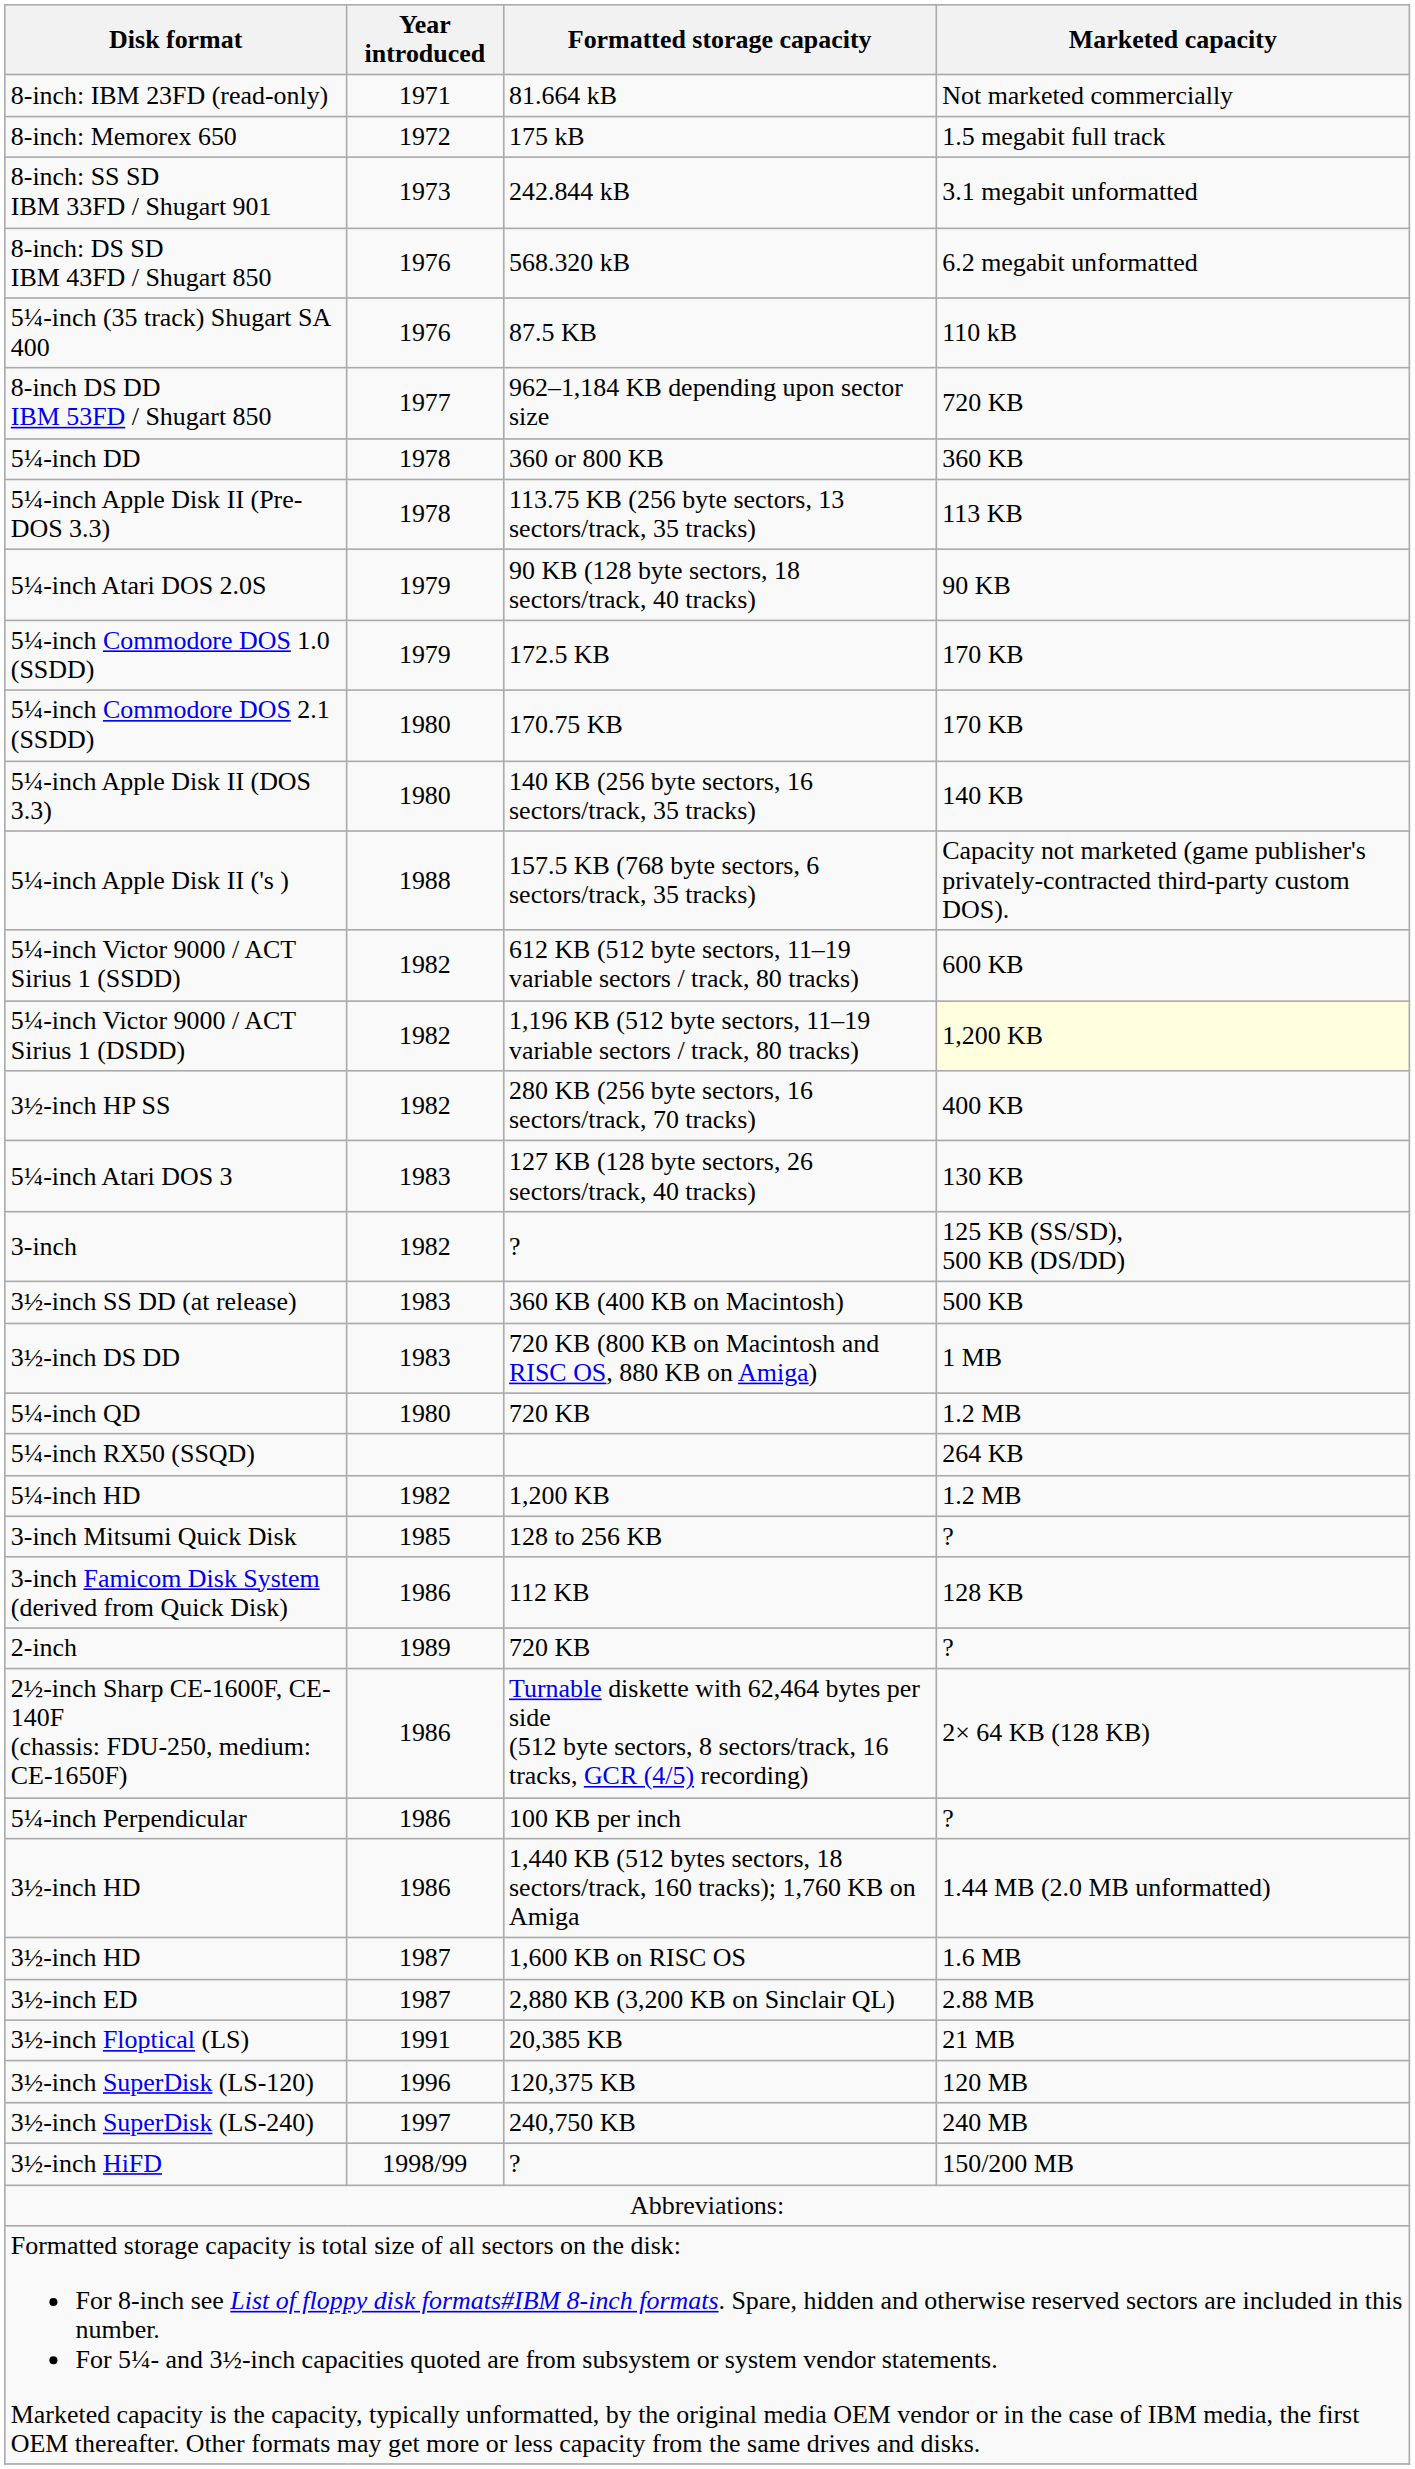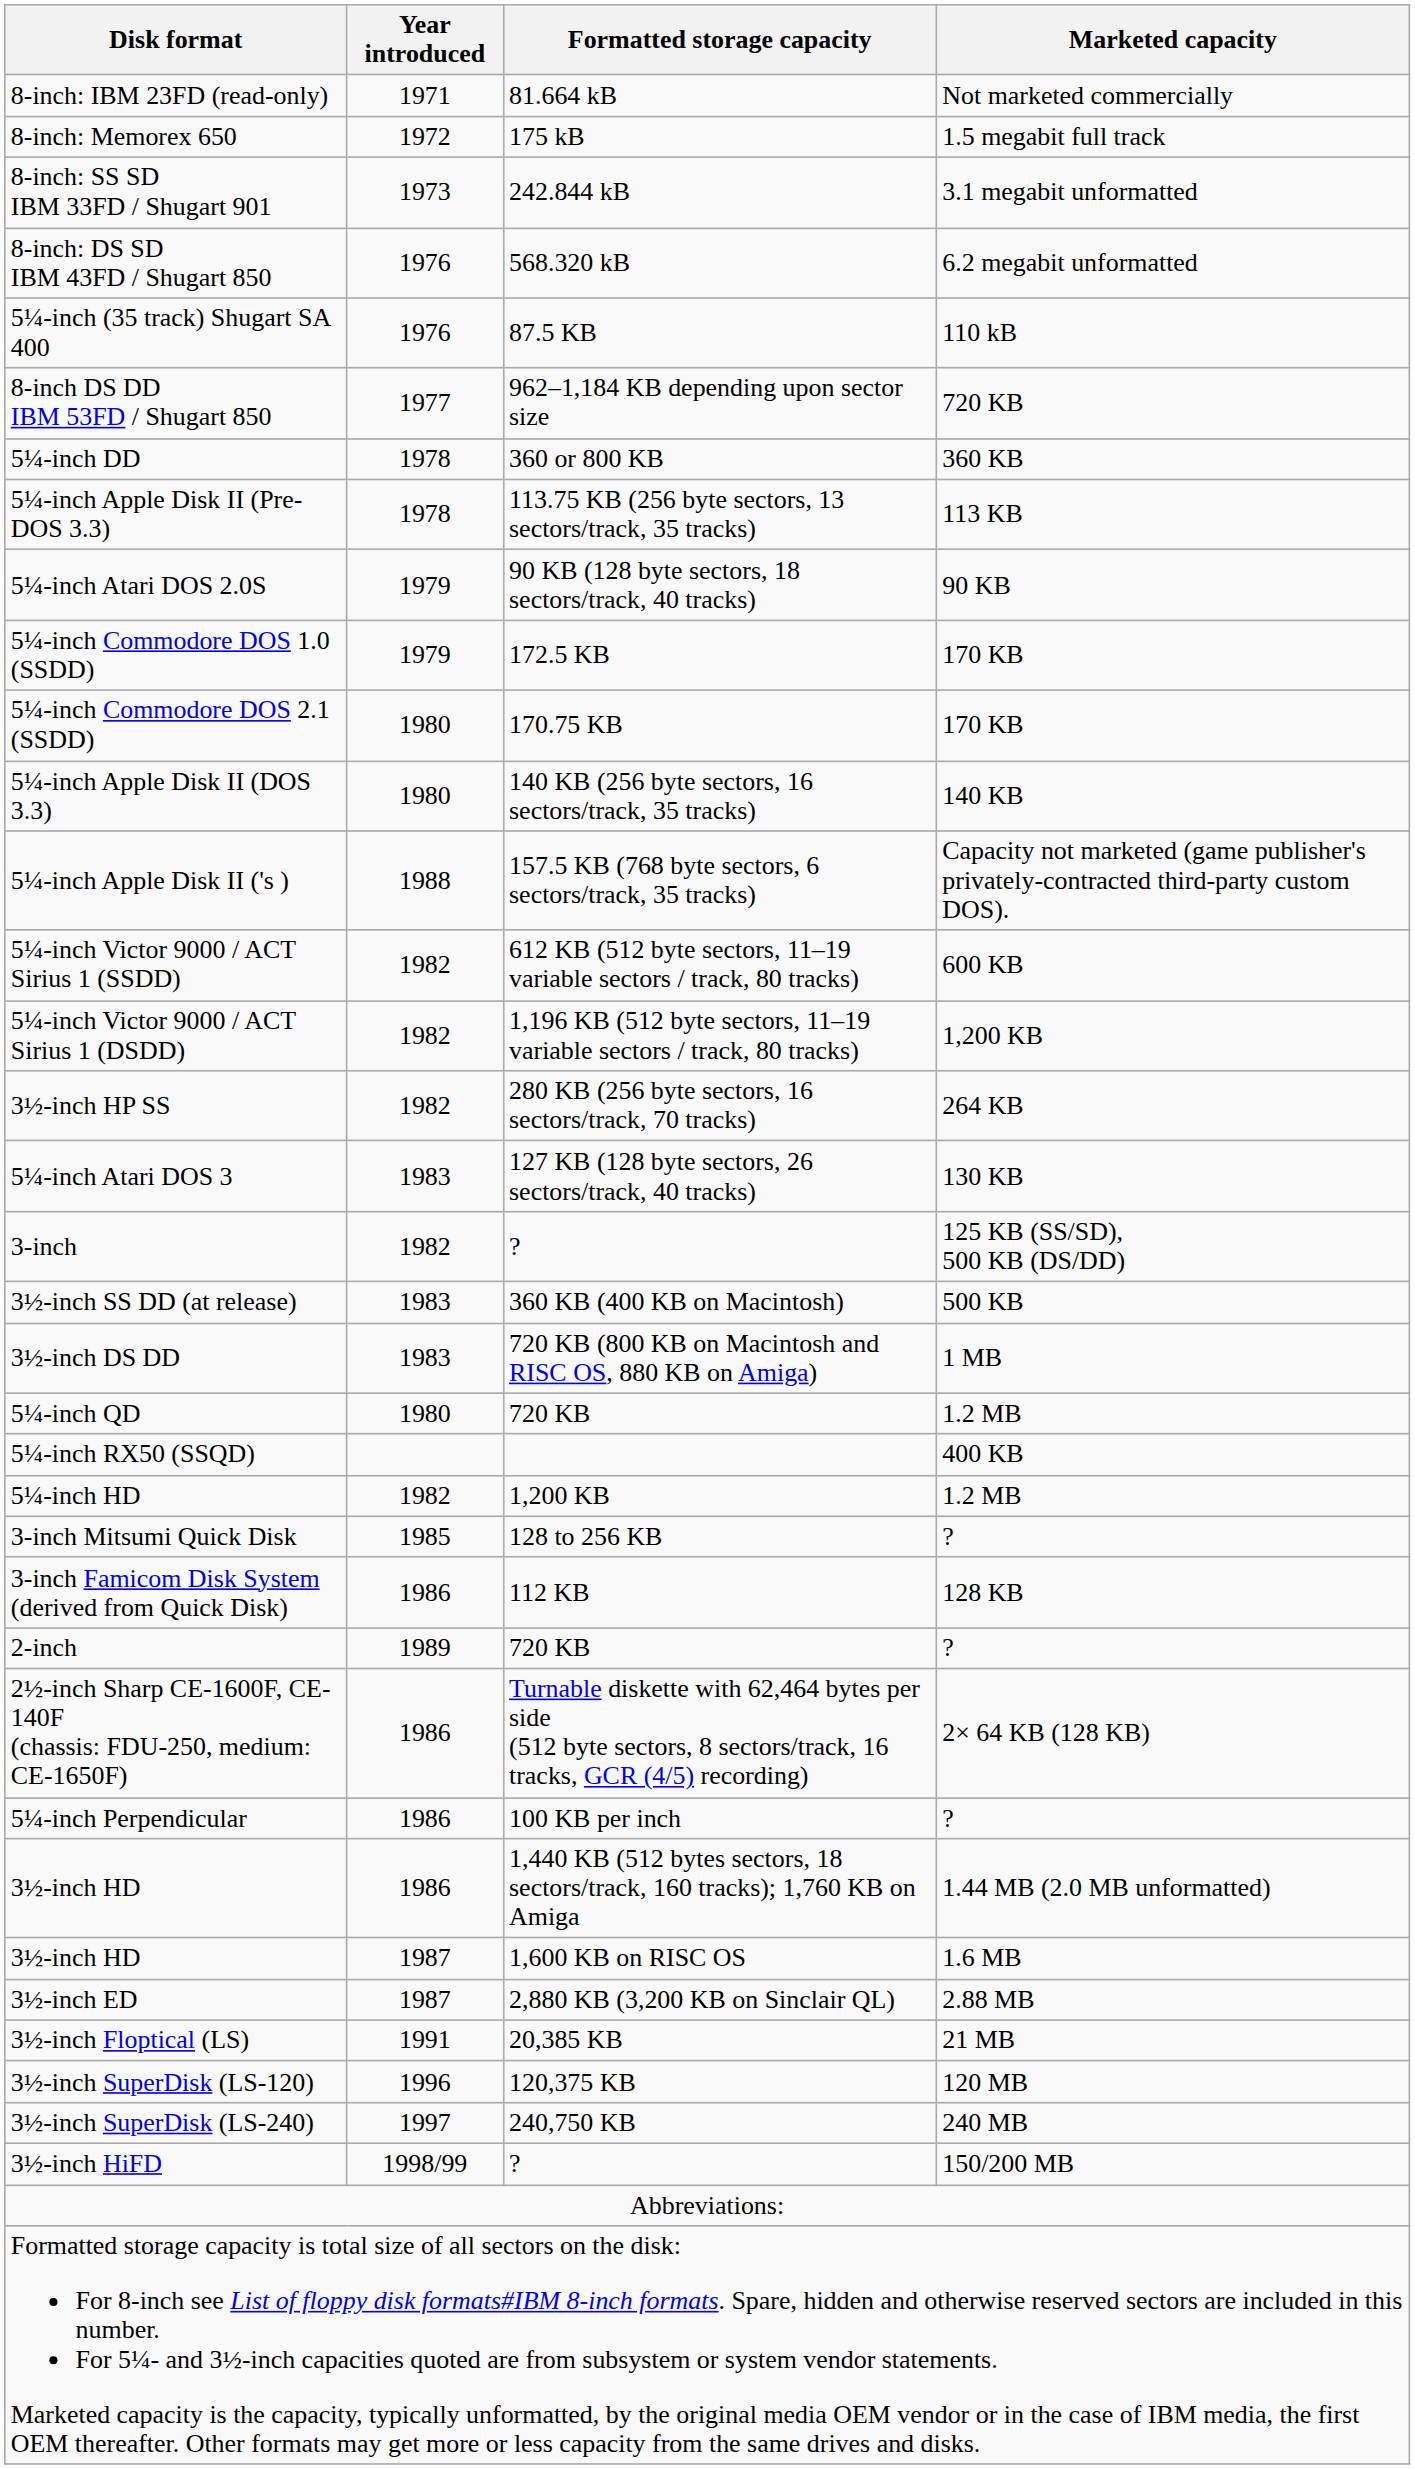(993, 1035) lightyellow background -> (993, 1035) no background
(983, 1105) 400 KB -> (983, 1105) 264 KB
(983, 1454) 264 KB -> (983, 1454) 400 KB
